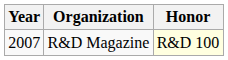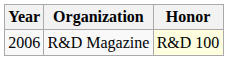(24, 42) 2007 -> (24, 42) 2006
